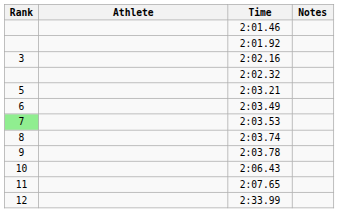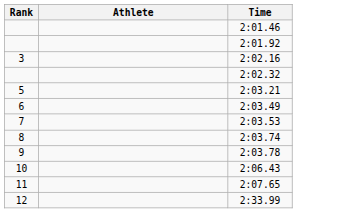- column: (313, 12)
(21, 122) lightgreen background -> (21, 122) no background
